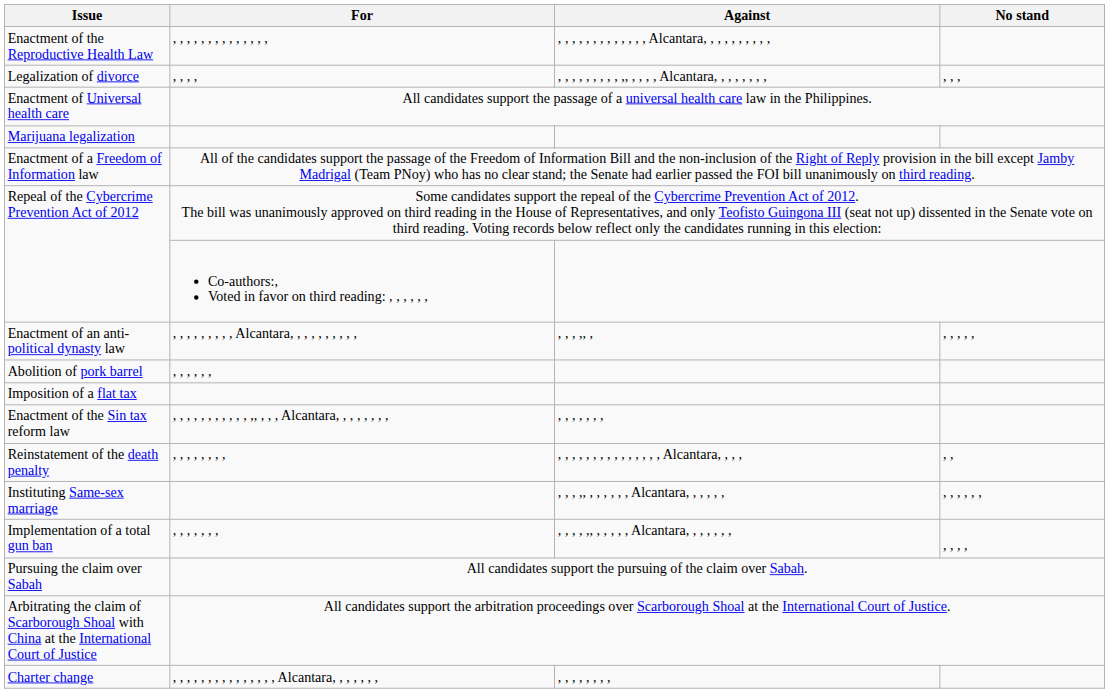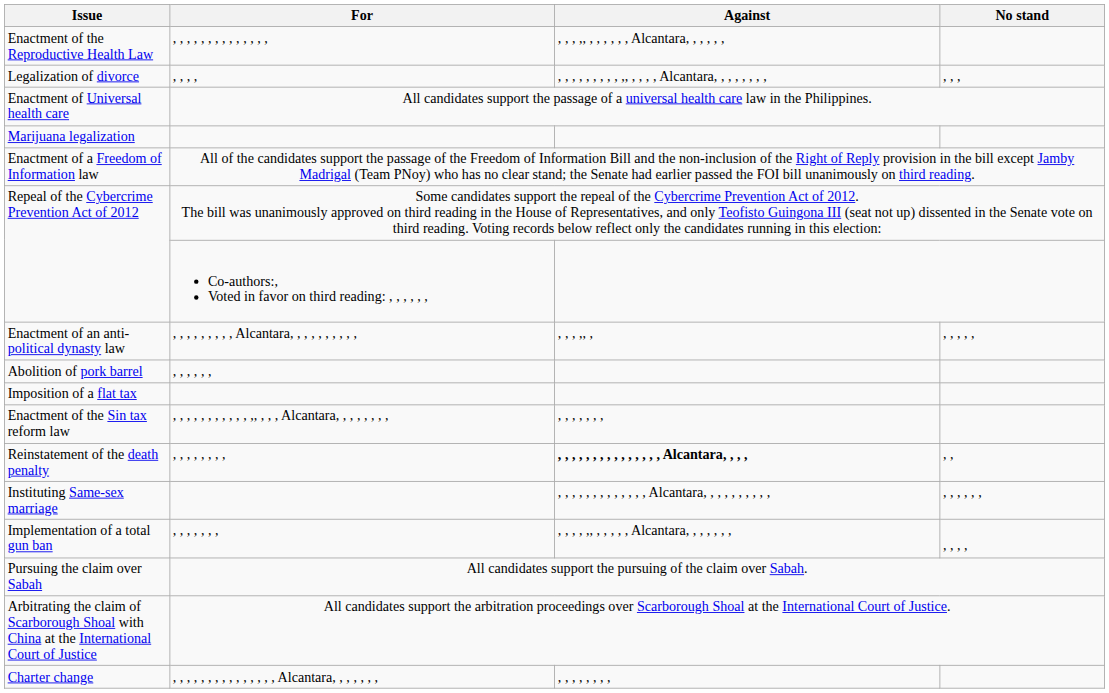(664, 37) , , , , , , , , , , , , , Alcantara, , , , , , , , , , -> (641, 37) , , , ,, , , , , , , Alcantara, , , , , ,
(650, 454) normal -> (653, 454) bold
(641, 492) , , , ,, , , , , , , Alcantara, , , , , , -> (664, 492) , , , , , , , , , , , , , Alcantara, , , , , , , , , ,
